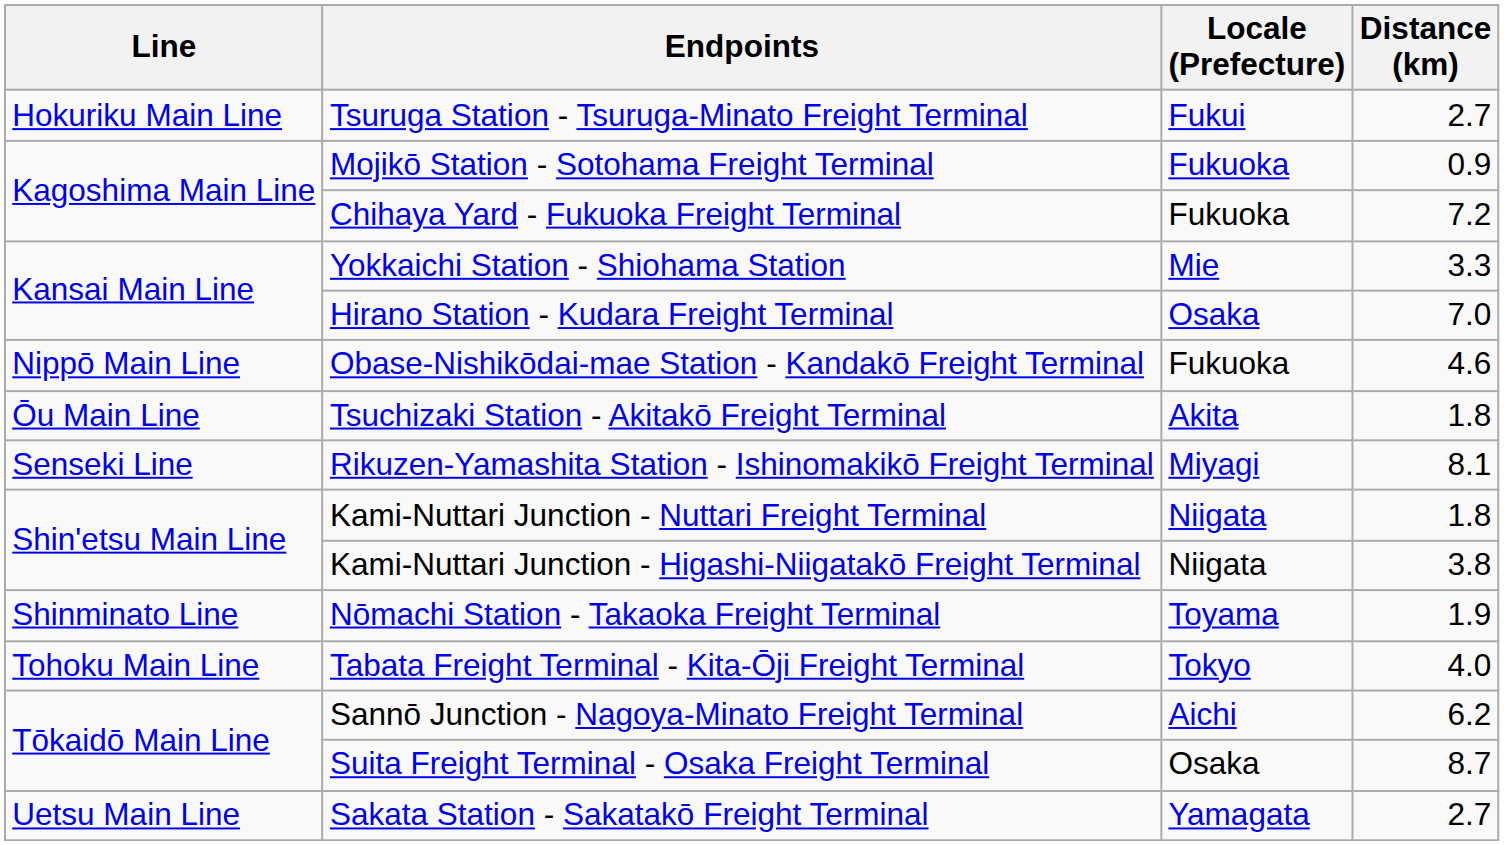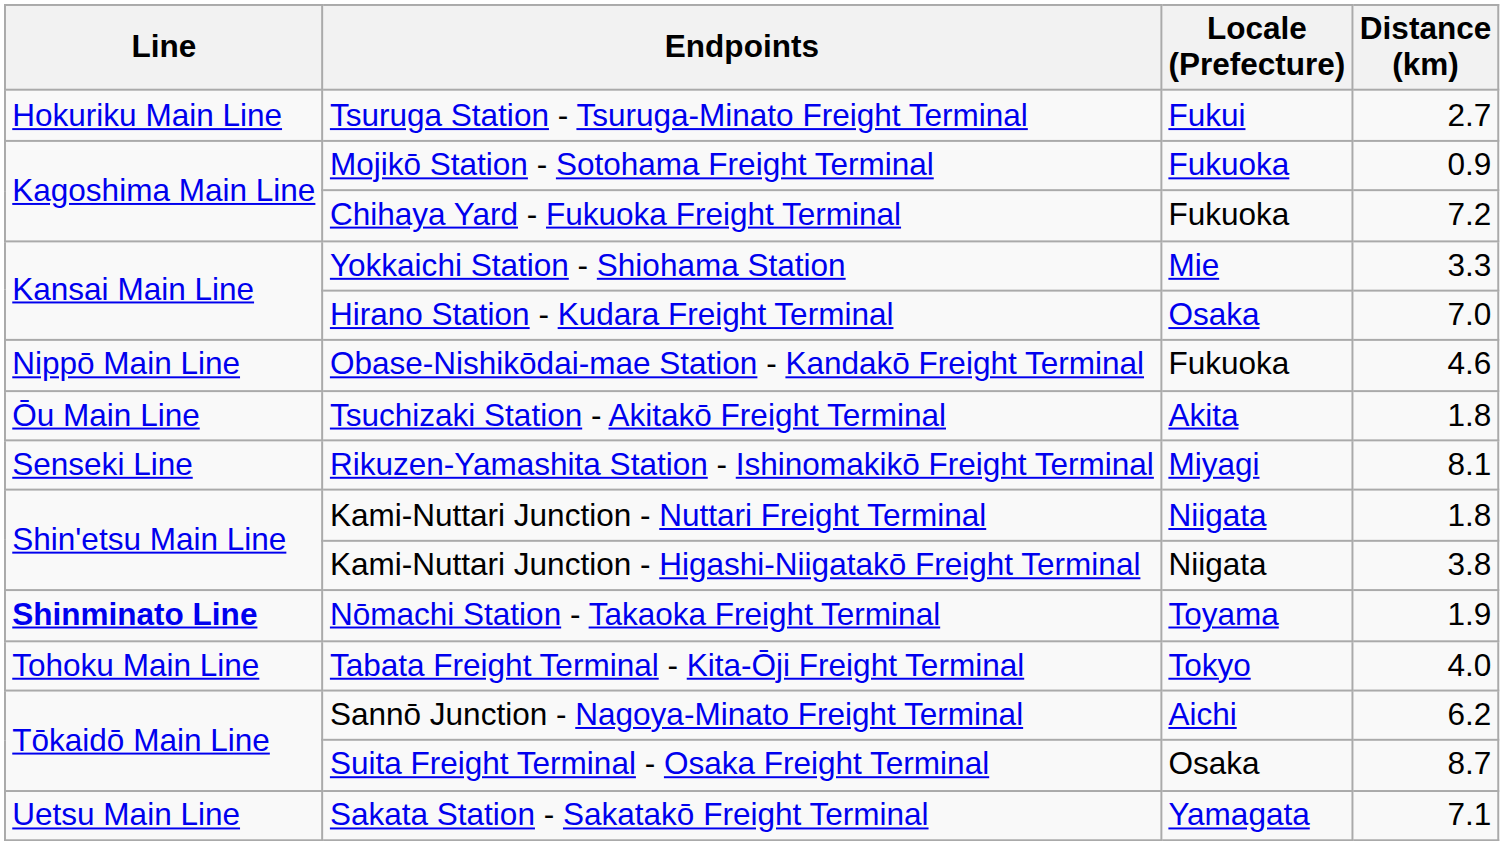(125, 614) normal -> (135, 614) bold
(1469, 814) 2.7 -> (1469, 814) 7.1
